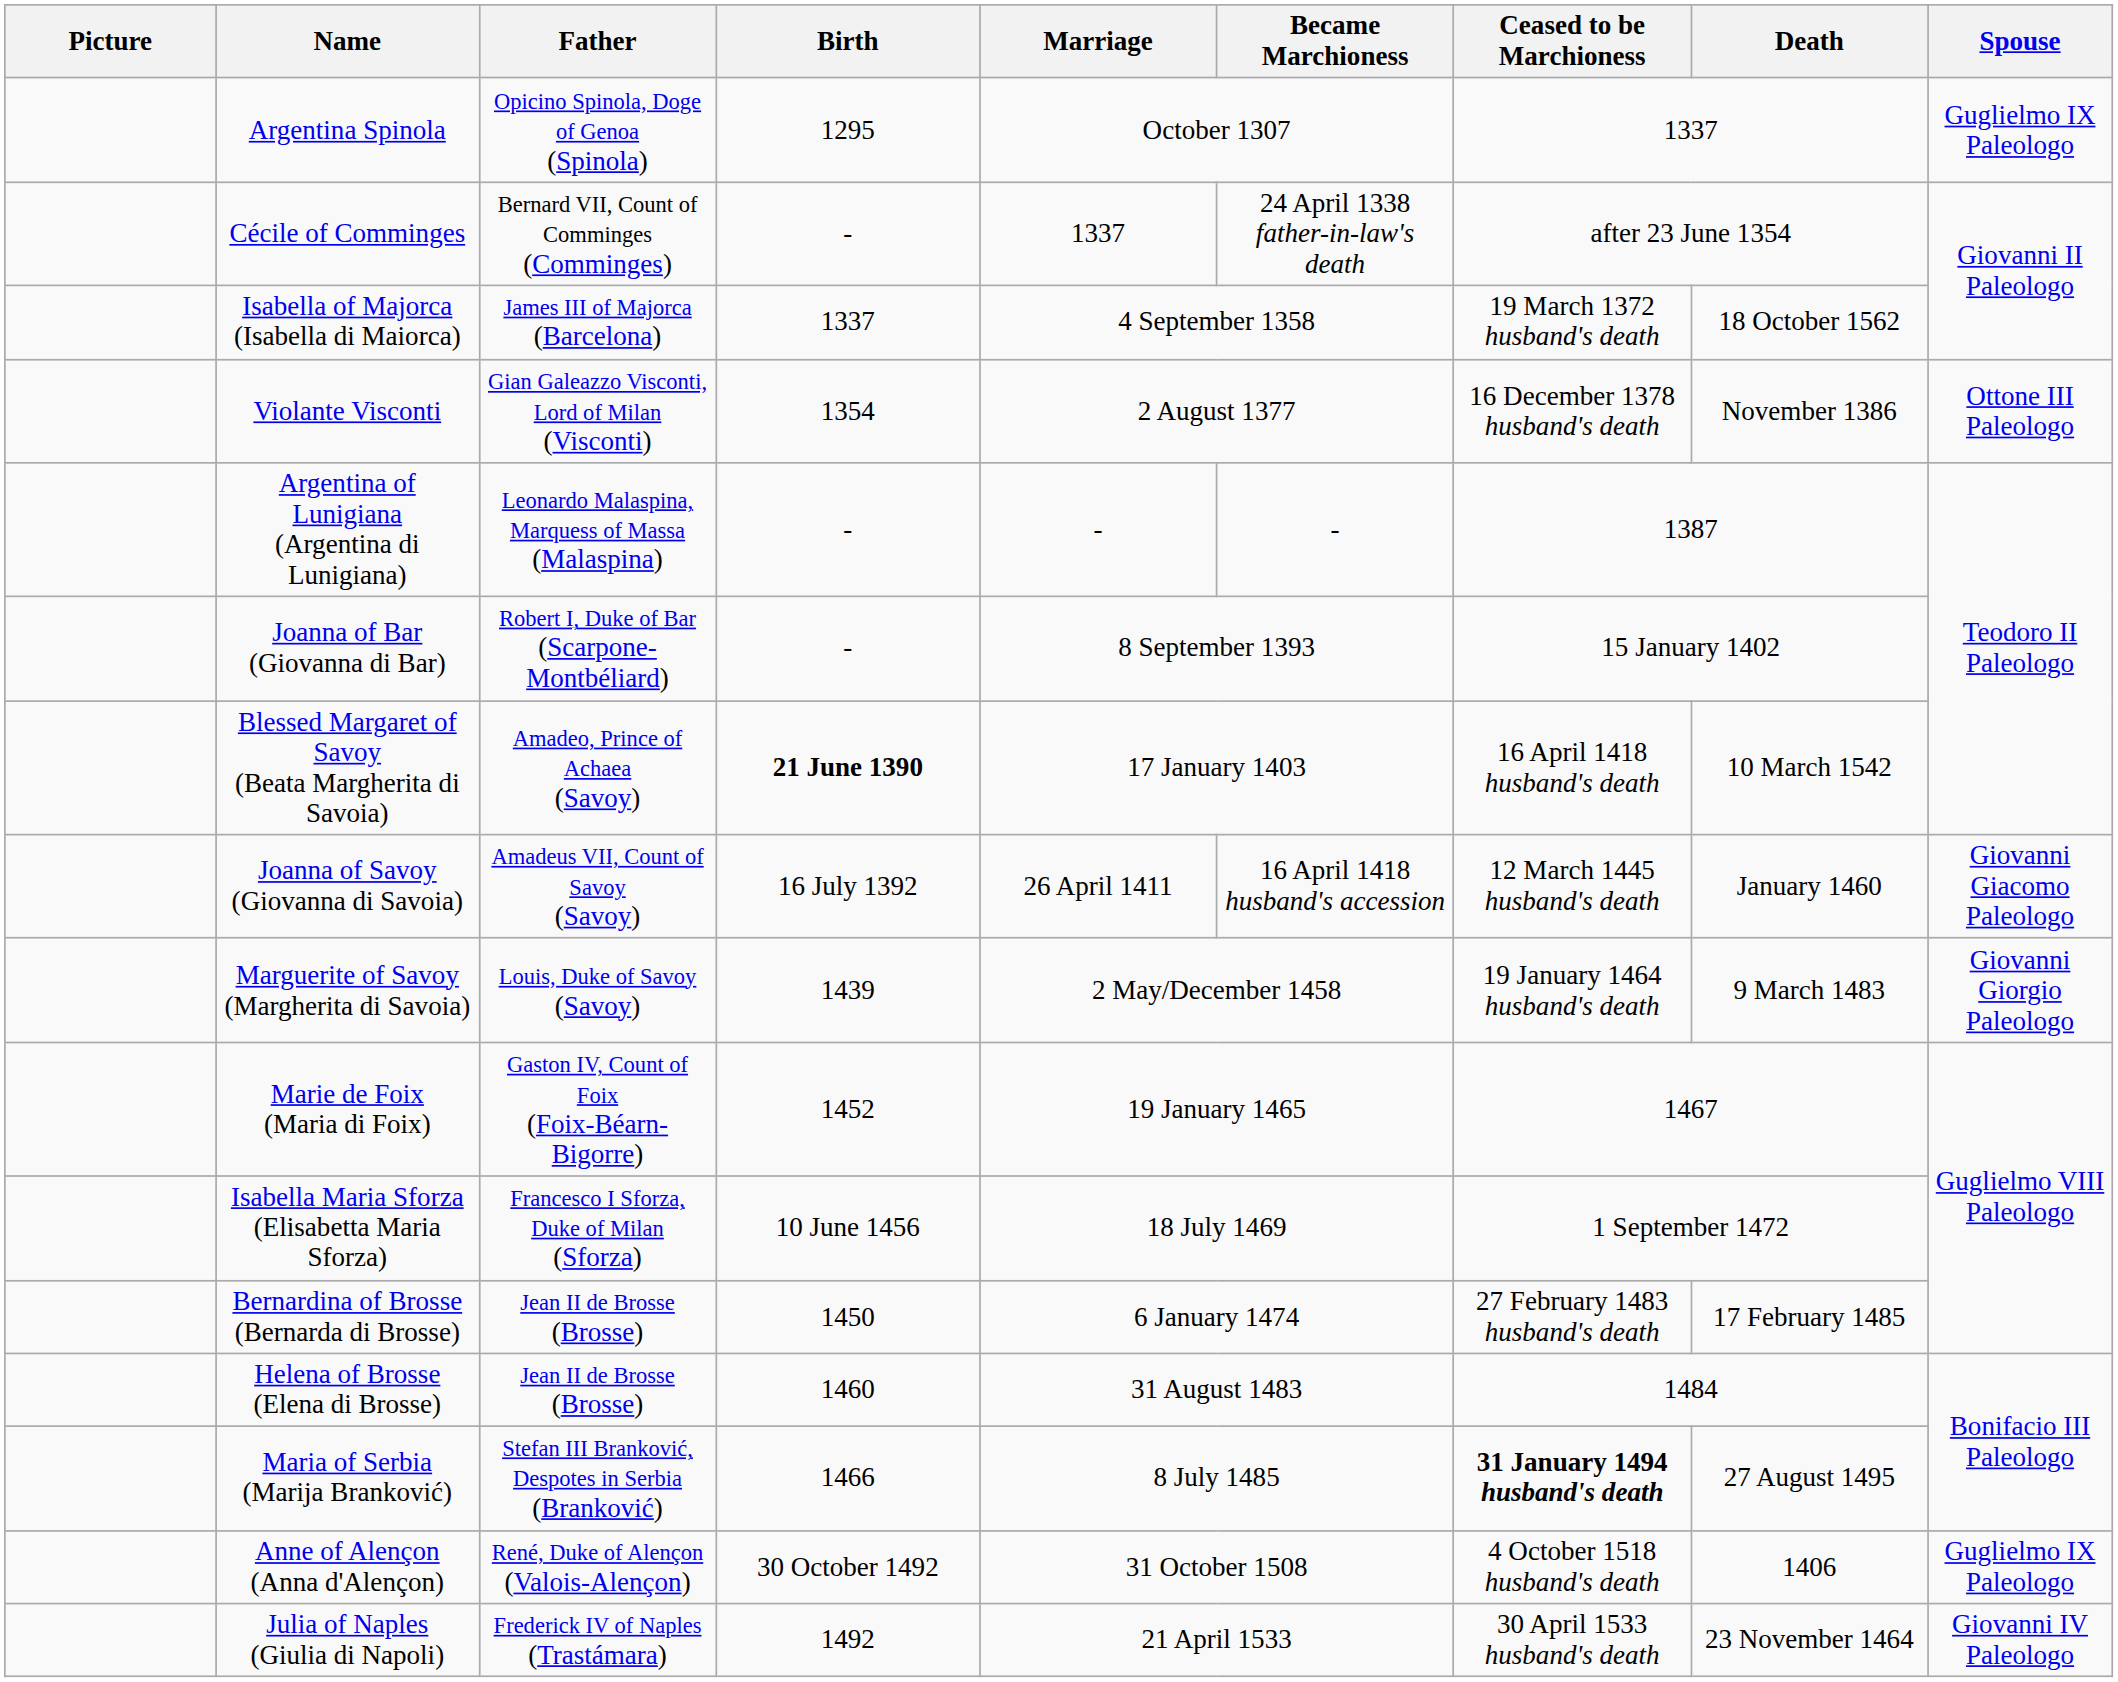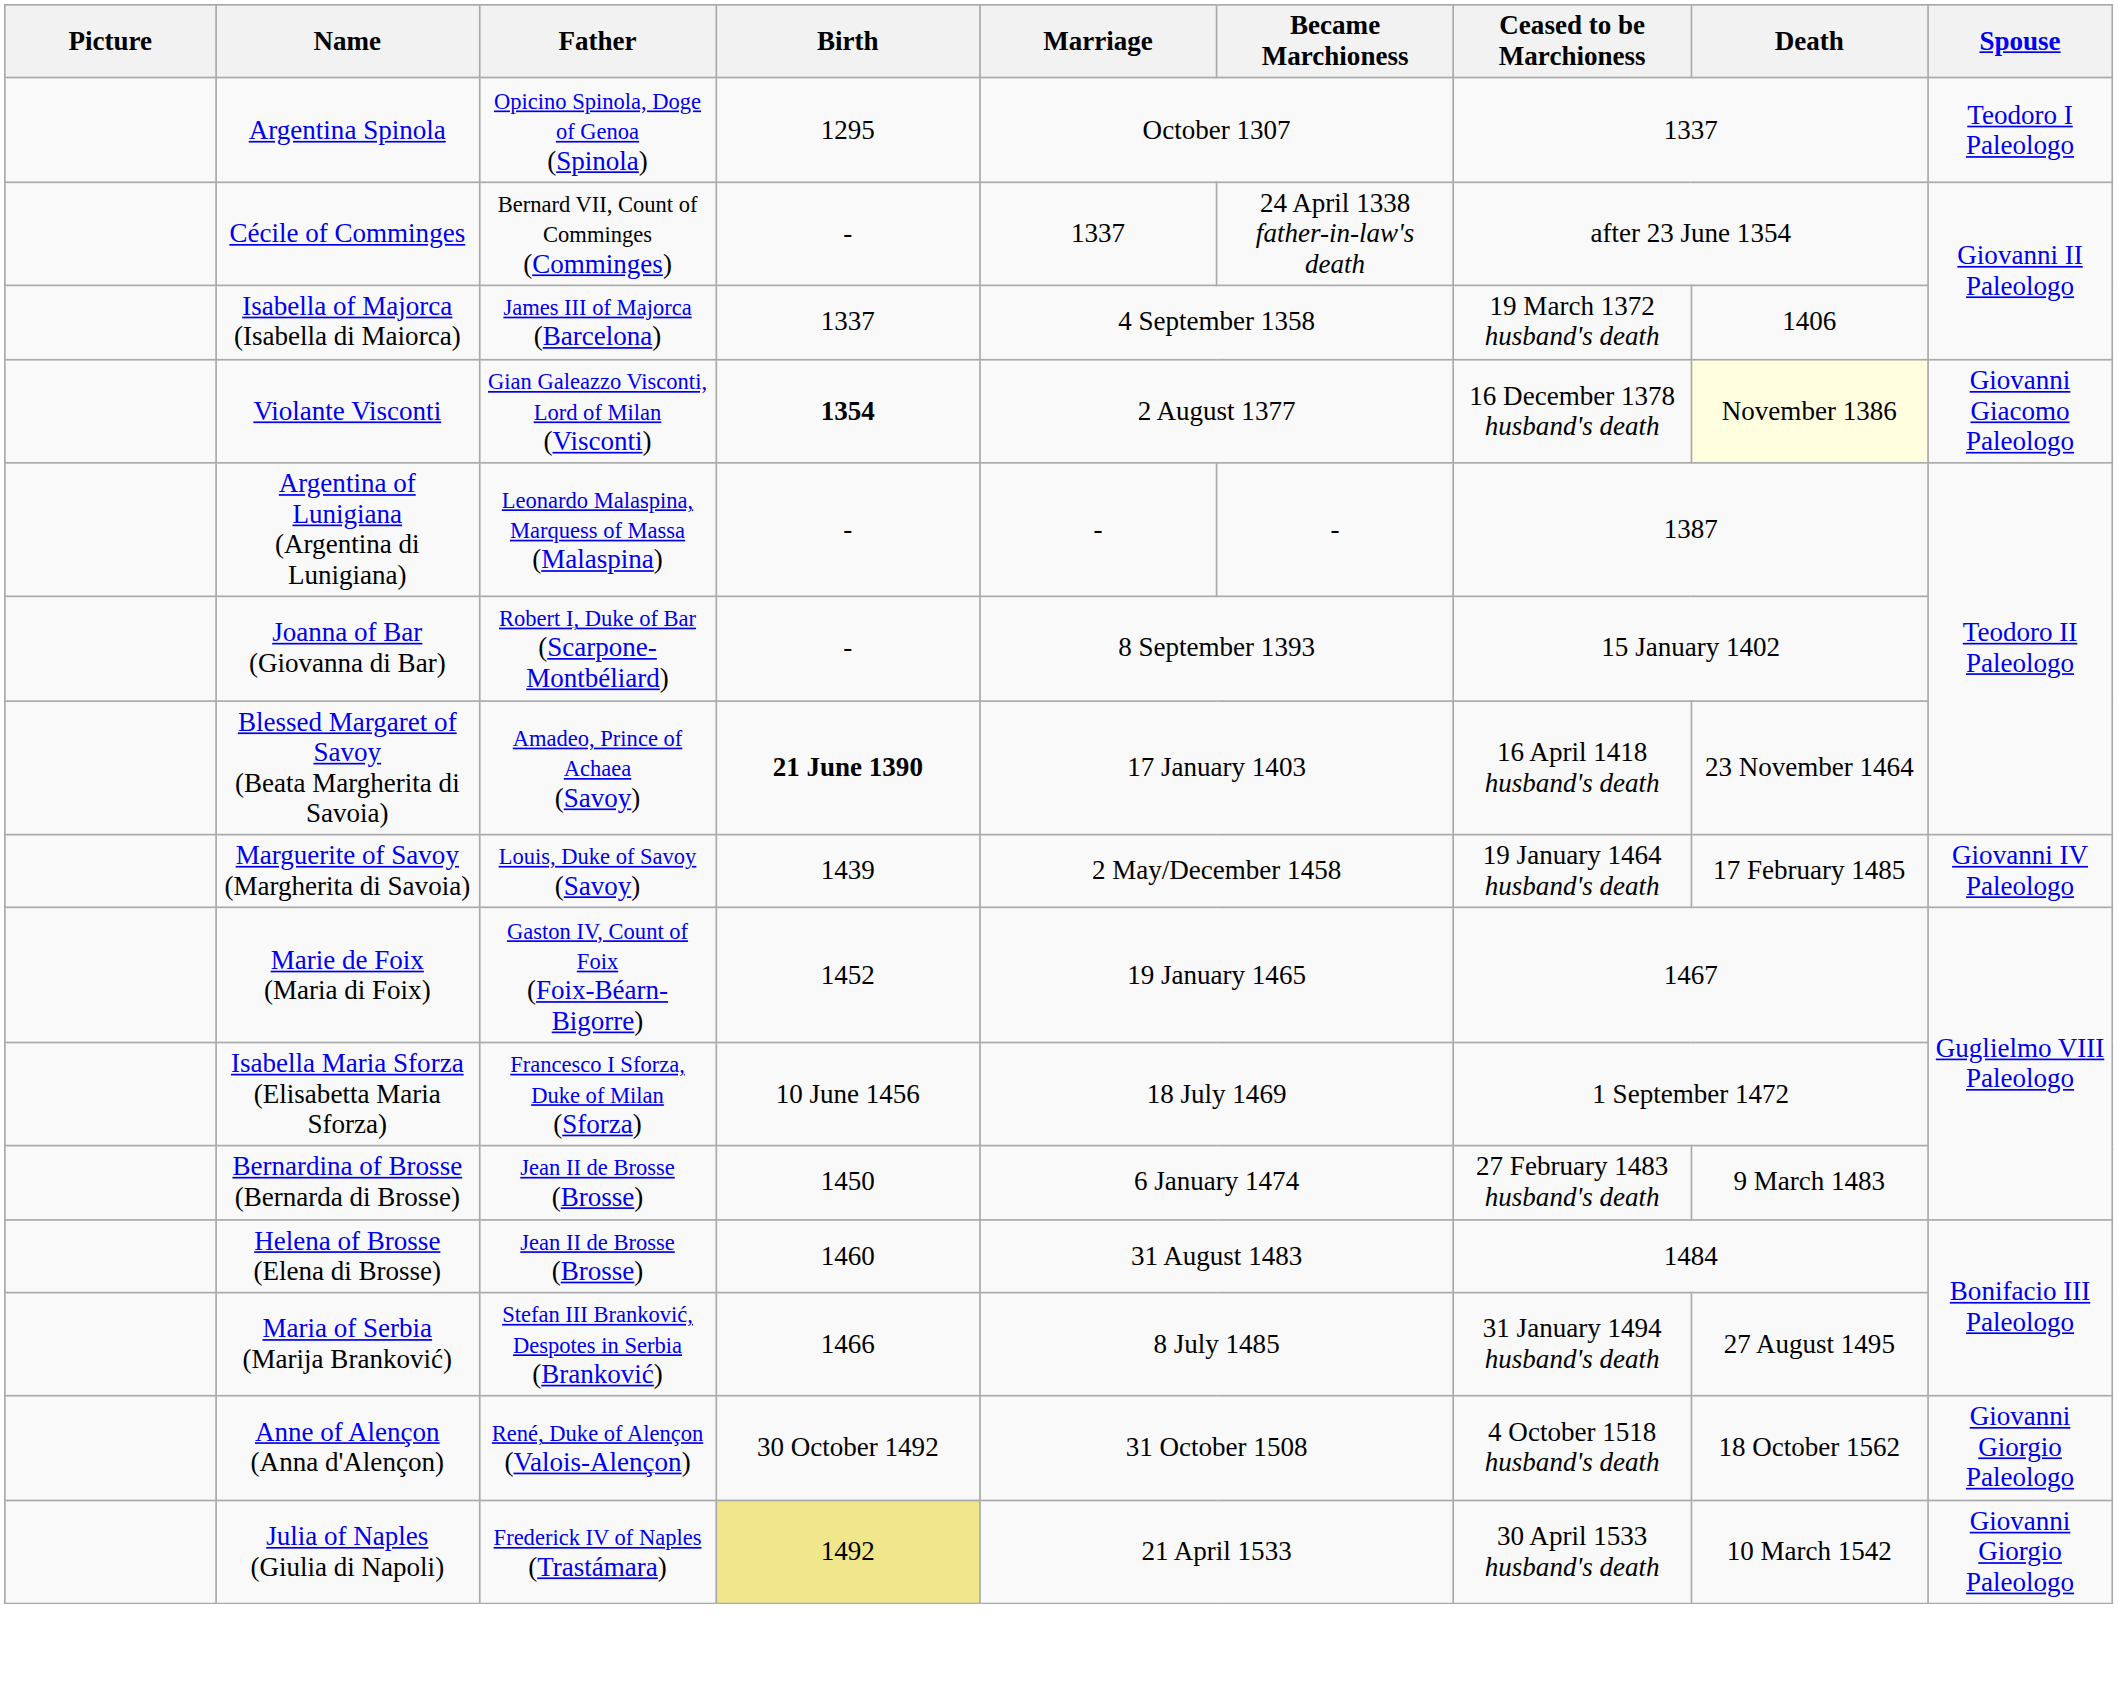(2020, 129) Guglielmo IX Paleologo -> (2020, 129) Teodoro I Paleologo
(1809, 321) 18 October 1562 -> (1809, 321) 1406
(848, 410) normal -> (848, 410) bold
(1809, 410) no background -> (1809, 410) lightyellow background
(2020, 410) Ottone III Paleologo -> (2020, 410) Giovanni Giacomo Paleologo
(1809, 767) 10 March 1542 -> (1809, 767) 23 November 1464
- row: (347, 886)
(1809, 989) 9 March 1483 -> (1809, 870) 17 February 1485
(2020, 989) Giovanni Giorgio Paleologo -> (2020, 870) Giovanni IV Paleologo
(1809, 1316) 17 February 1485 -> (1809, 1182) 9 March 1483
(1572, 1478) bold -> (1572, 1343) normal
(1809, 1566) 1406 -> (1809, 1447) 18 October 1562
(2020, 1566) Guglielmo IX Paleologo -> (2020, 1447) Giovanni Giorgio Paleologo
(848, 1639) no background -> (848, 1551) khaki background
(1809, 1639) 23 November 1464 -> (1809, 1551) 10 March 1542
(2020, 1639) Giovanni IV Paleologo -> (2020, 1551) Giovanni Giorgio Paleologo
